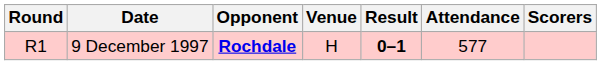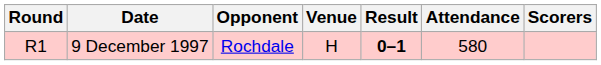(257, 45) bold -> (257, 45) normal
(473, 45) 577 -> (473, 45) 580
